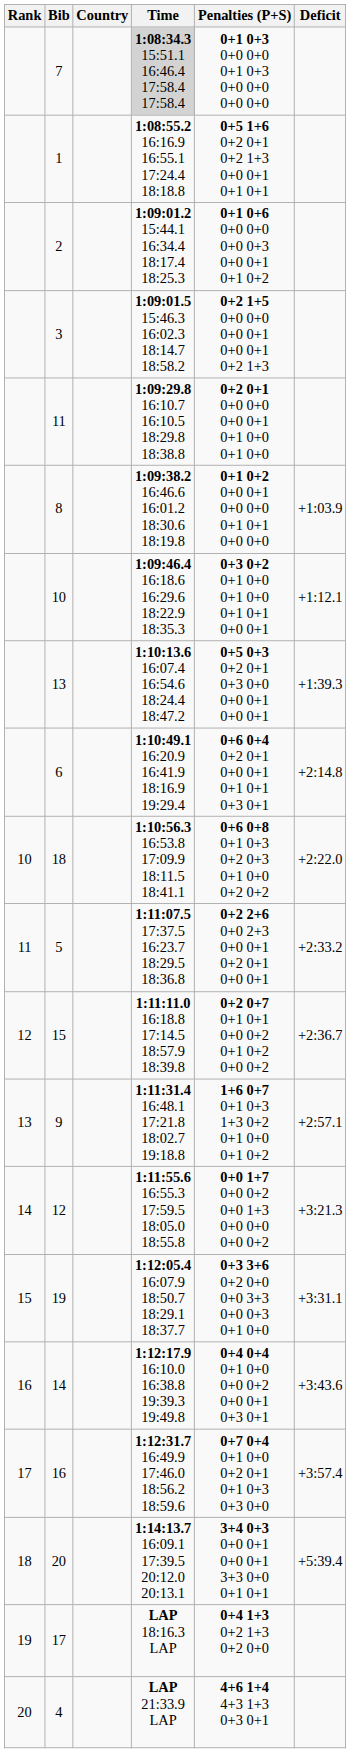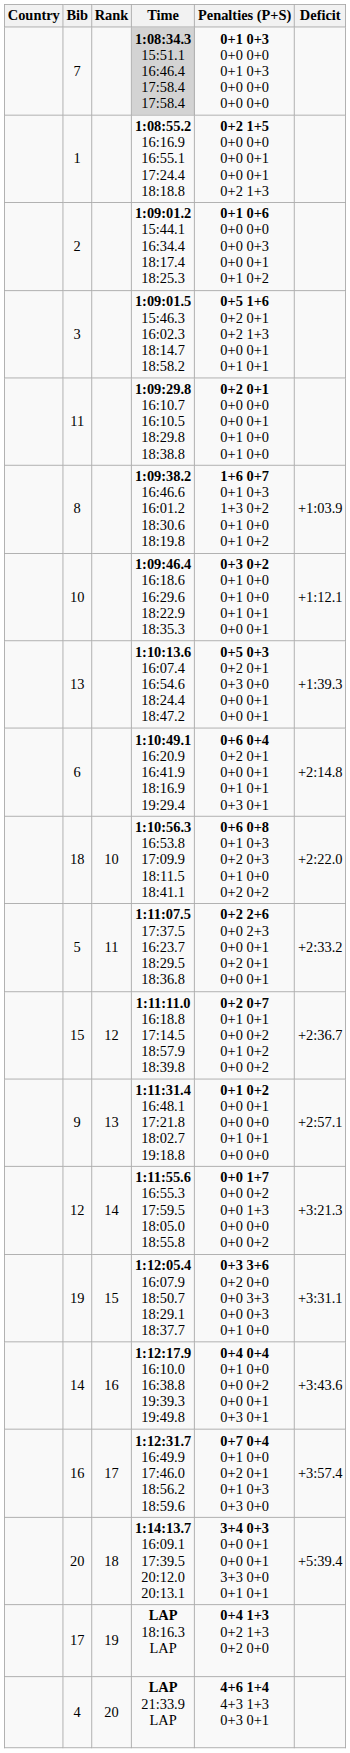columns swapped: (25, 15) <-> (102, 15)
(245, 158) 0+5 1+6 0+2 0+1 0+2 1+3 0+0 0+1 0+1 0+1 -> (245, 158) 0+2 1+5 0+0 0+0 0+0 0+1 0+0 0+1 0+2 1+3
(245, 334) 0+2 1+5 0+0 0+0 0+0 0+1 0+0 0+1 0+2 1+3 -> (245, 334) 0+5 1+6 0+2 0+1 0+2 1+3 0+0 0+1 0+1 0+1
(245, 509) 0+1 0+2 0+0 0+1 0+0 0+0 0+1 0+1 0+0 0+0 -> (245, 509) 1+6 0+7 0+1 0+3 1+3 0+2 0+1 0+0 0+1 0+2
(245, 1122) 1+6 0+7 0+1 0+3 1+3 0+2 0+1 0+0 0+1 0+2 -> (245, 1122) 0+1 0+2 0+0 0+1 0+0 0+0 0+1 0+1 0+0 0+0
